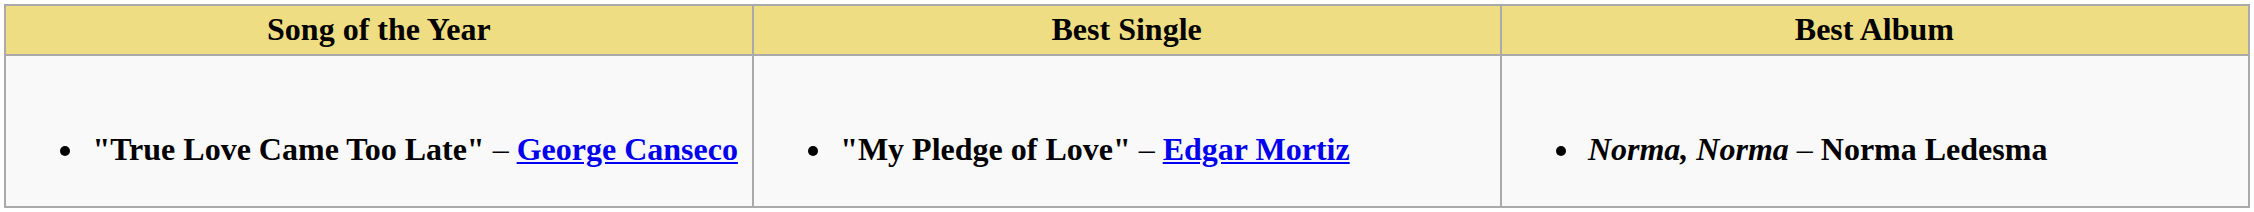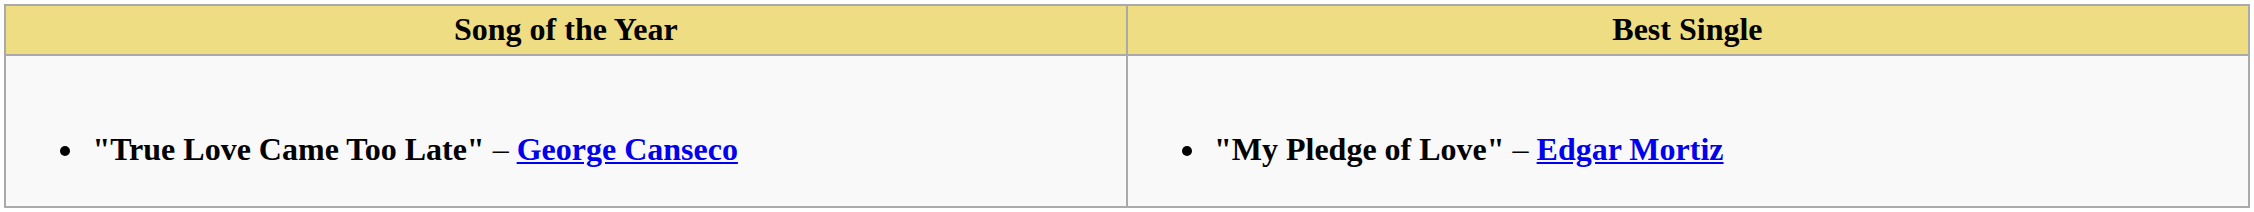- column: (1874, 29)
